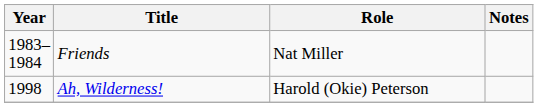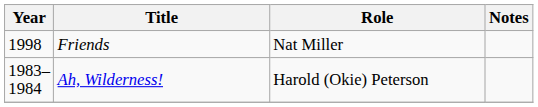(29, 53) 1983–1984 -> (25, 44) 1998
(25, 89) 1998 -> (29, 79) 1983–1984
